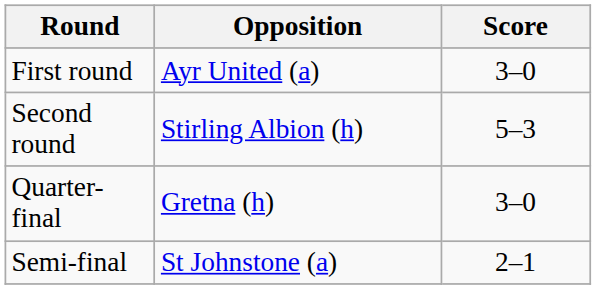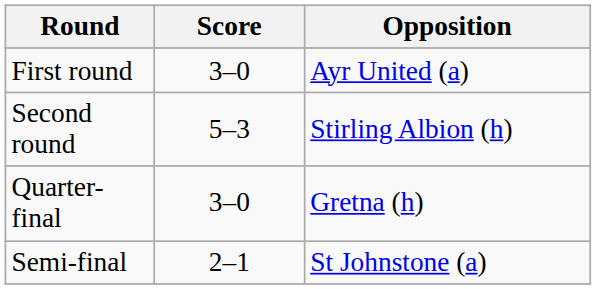columns swapped: (298, 26) <-> (516, 26)
